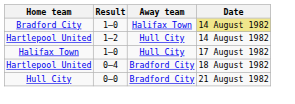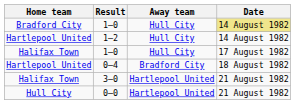(162, 25) Halifax Town -> (172, 25) Hull City
+ row: (49, 79)
(162, 79) Bradford City -> (172, 93) Hartlepool United
